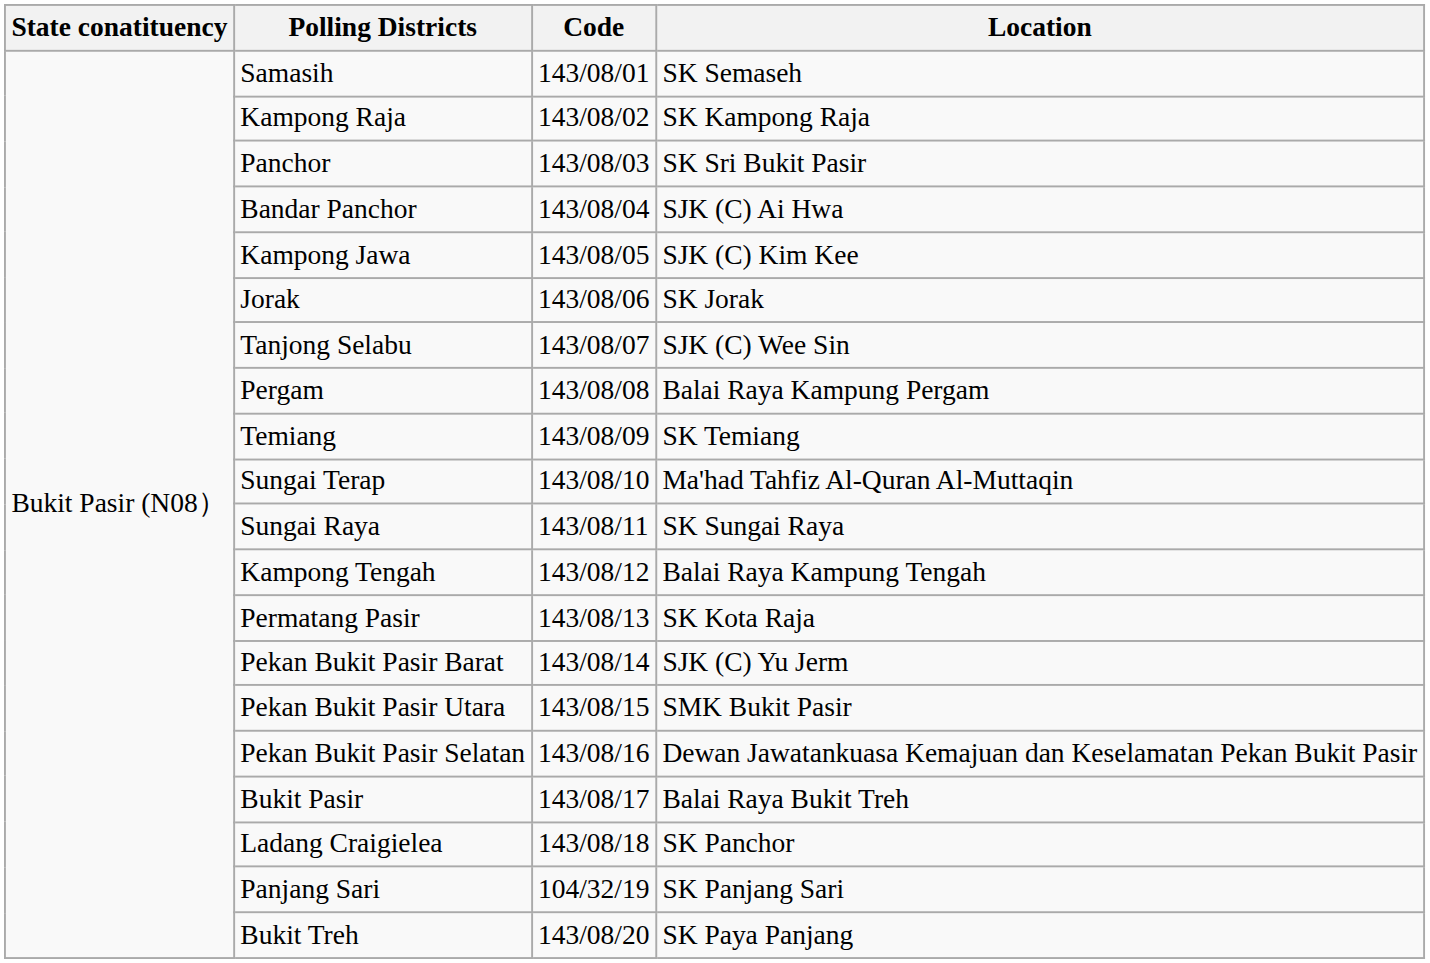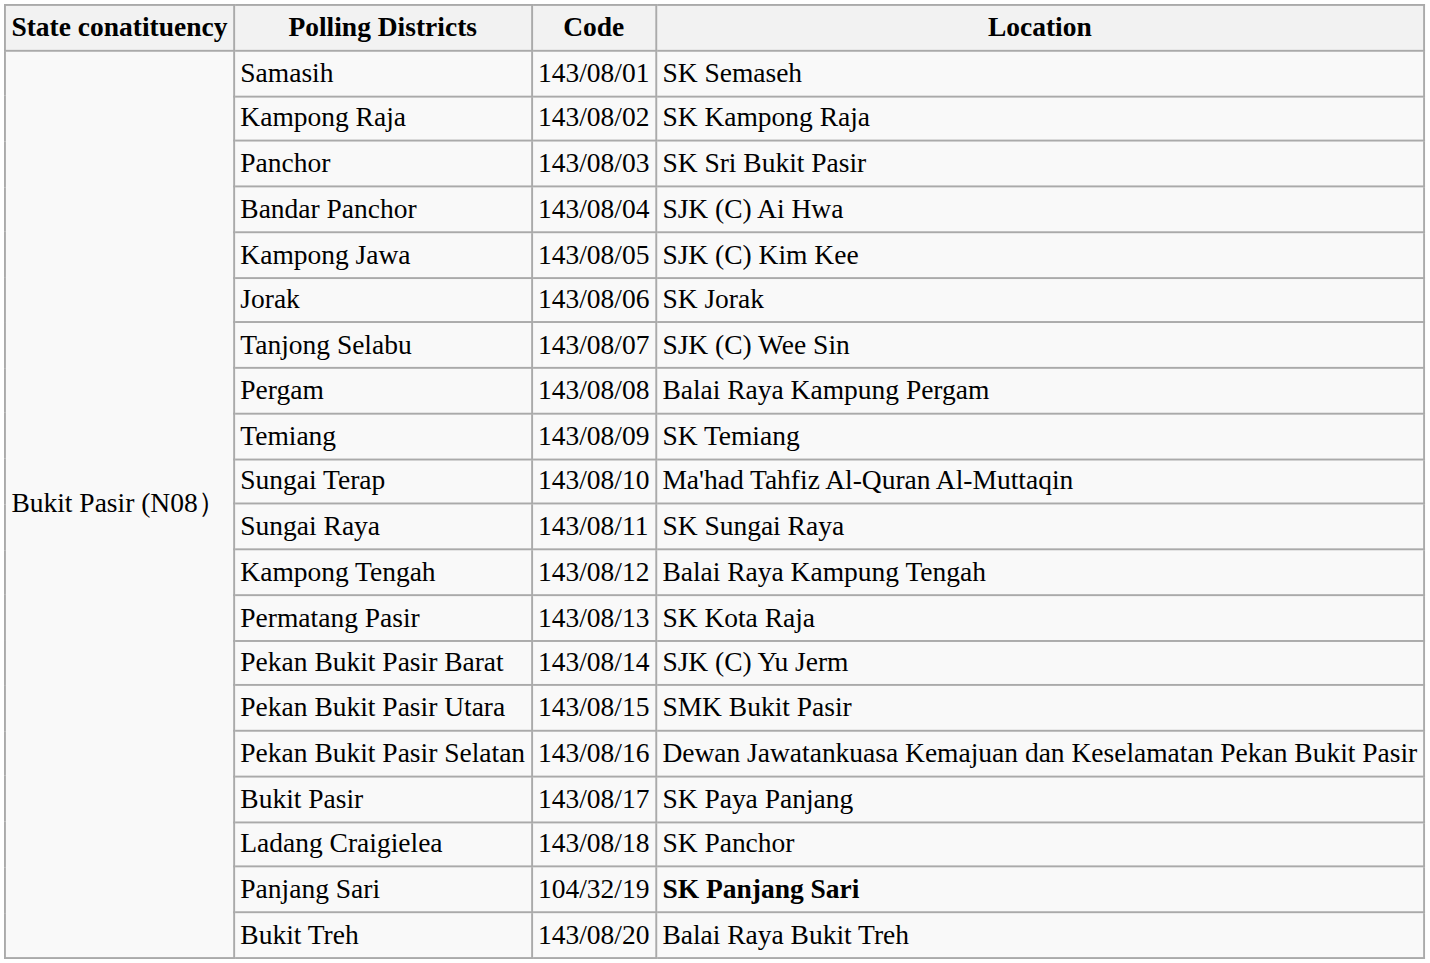(786, 798) Balai Raya Bukit Treh -> (758, 798) SK Paya Panjang
(753, 889) normal -> (761, 889) bold
(758, 934) SK Paya Panjang -> (786, 934) Balai Raya Bukit Treh
